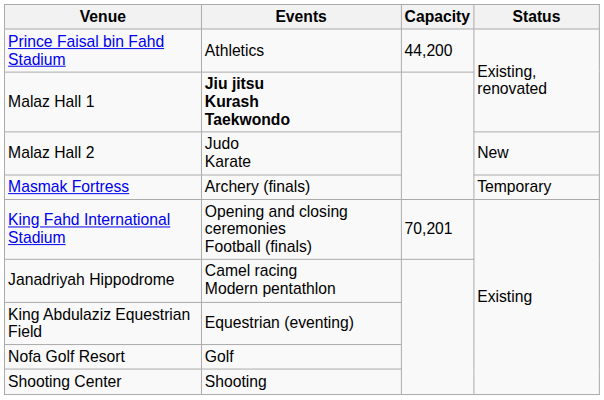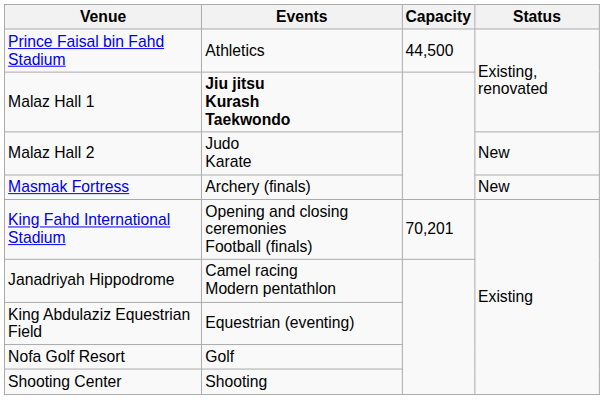(429, 50) 44,200 -> (429, 50) 44,500
(514, 186) Temporary -> (494, 186) New
